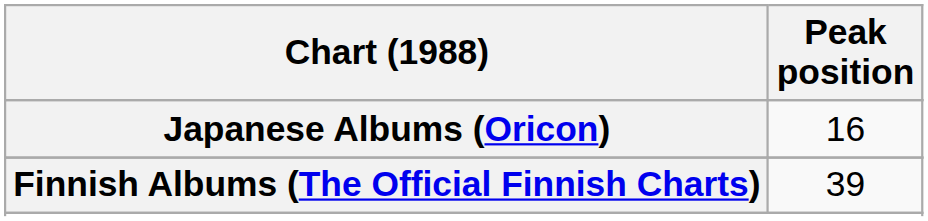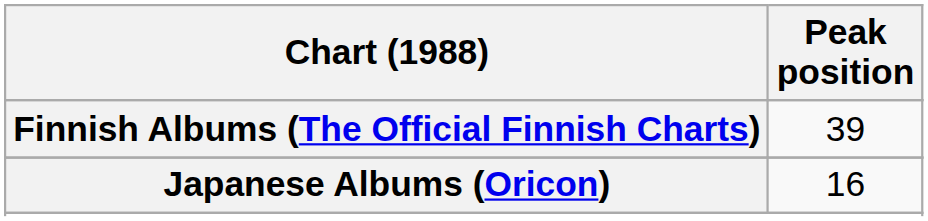rows swapped: (387, 184) <-> (387, 128)
